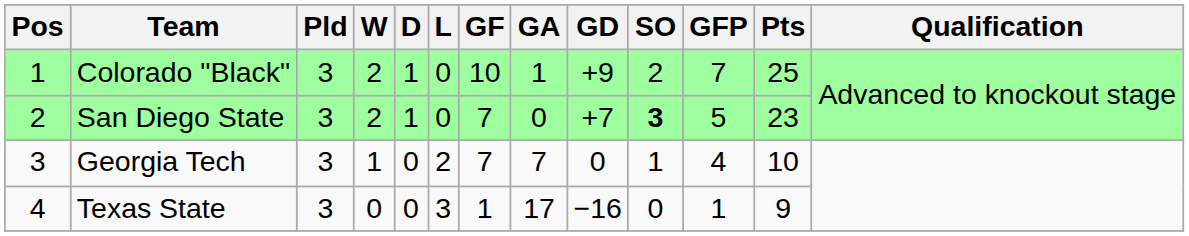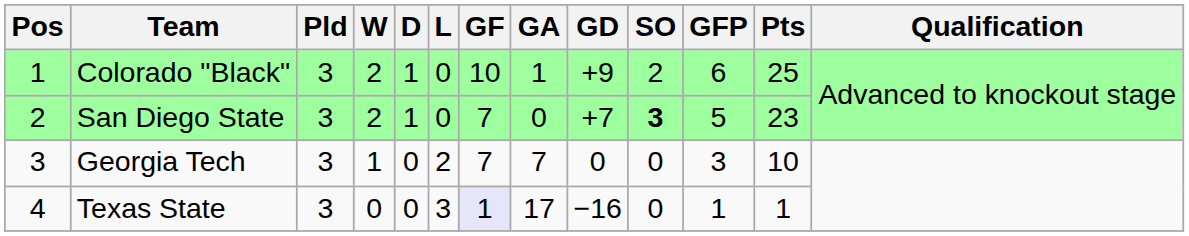(719, 72) 7 -> (719, 72) 6
(656, 162) 1 -> (656, 162) 0
(719, 162) 4 -> (719, 162) 3
(485, 207) no background -> (485, 207) lavender background
(783, 207) 9 -> (783, 207) 1
